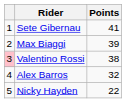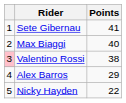(114, 44) 39 -> (114, 44) 40
(114, 75) 32 -> (114, 75) 29
